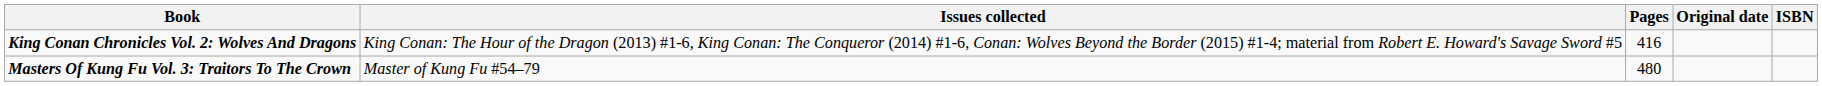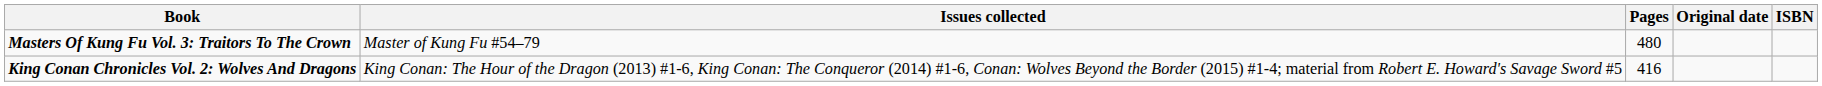rows swapped: (182, 42) <-> (180, 68)
